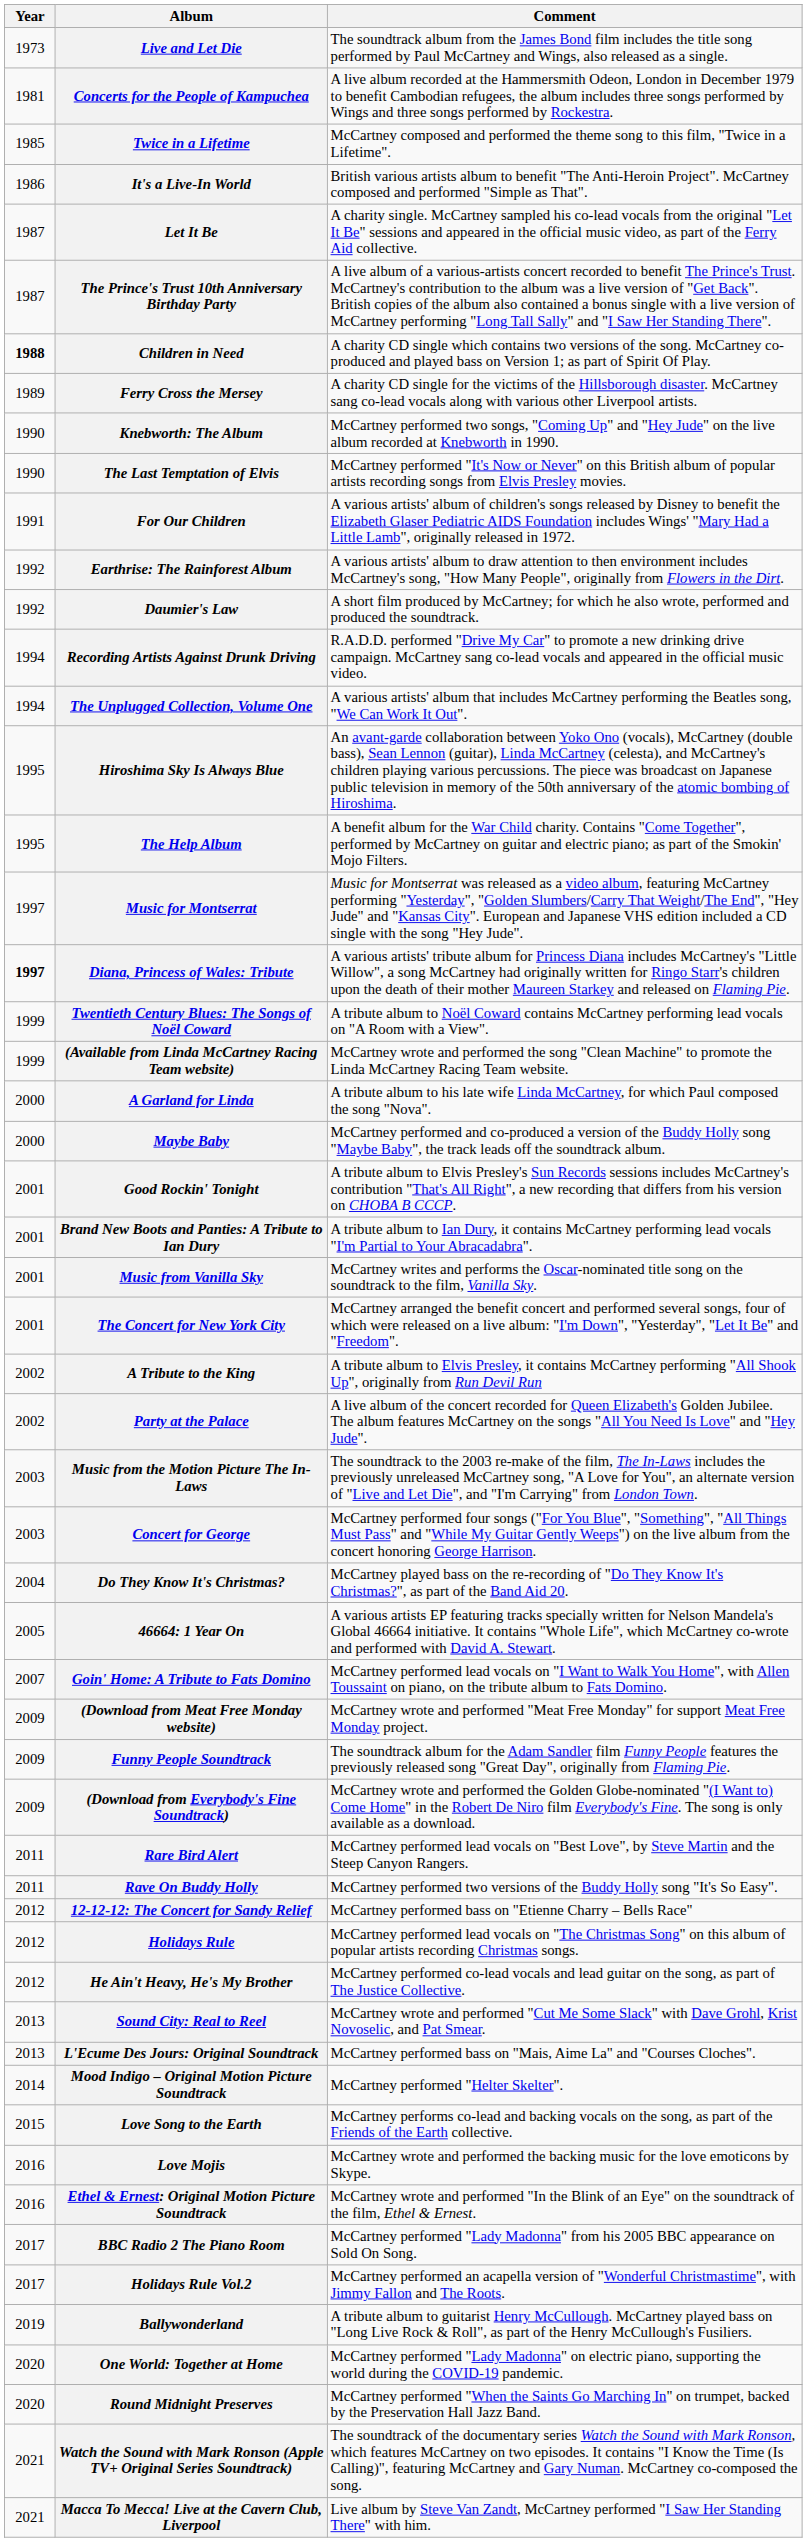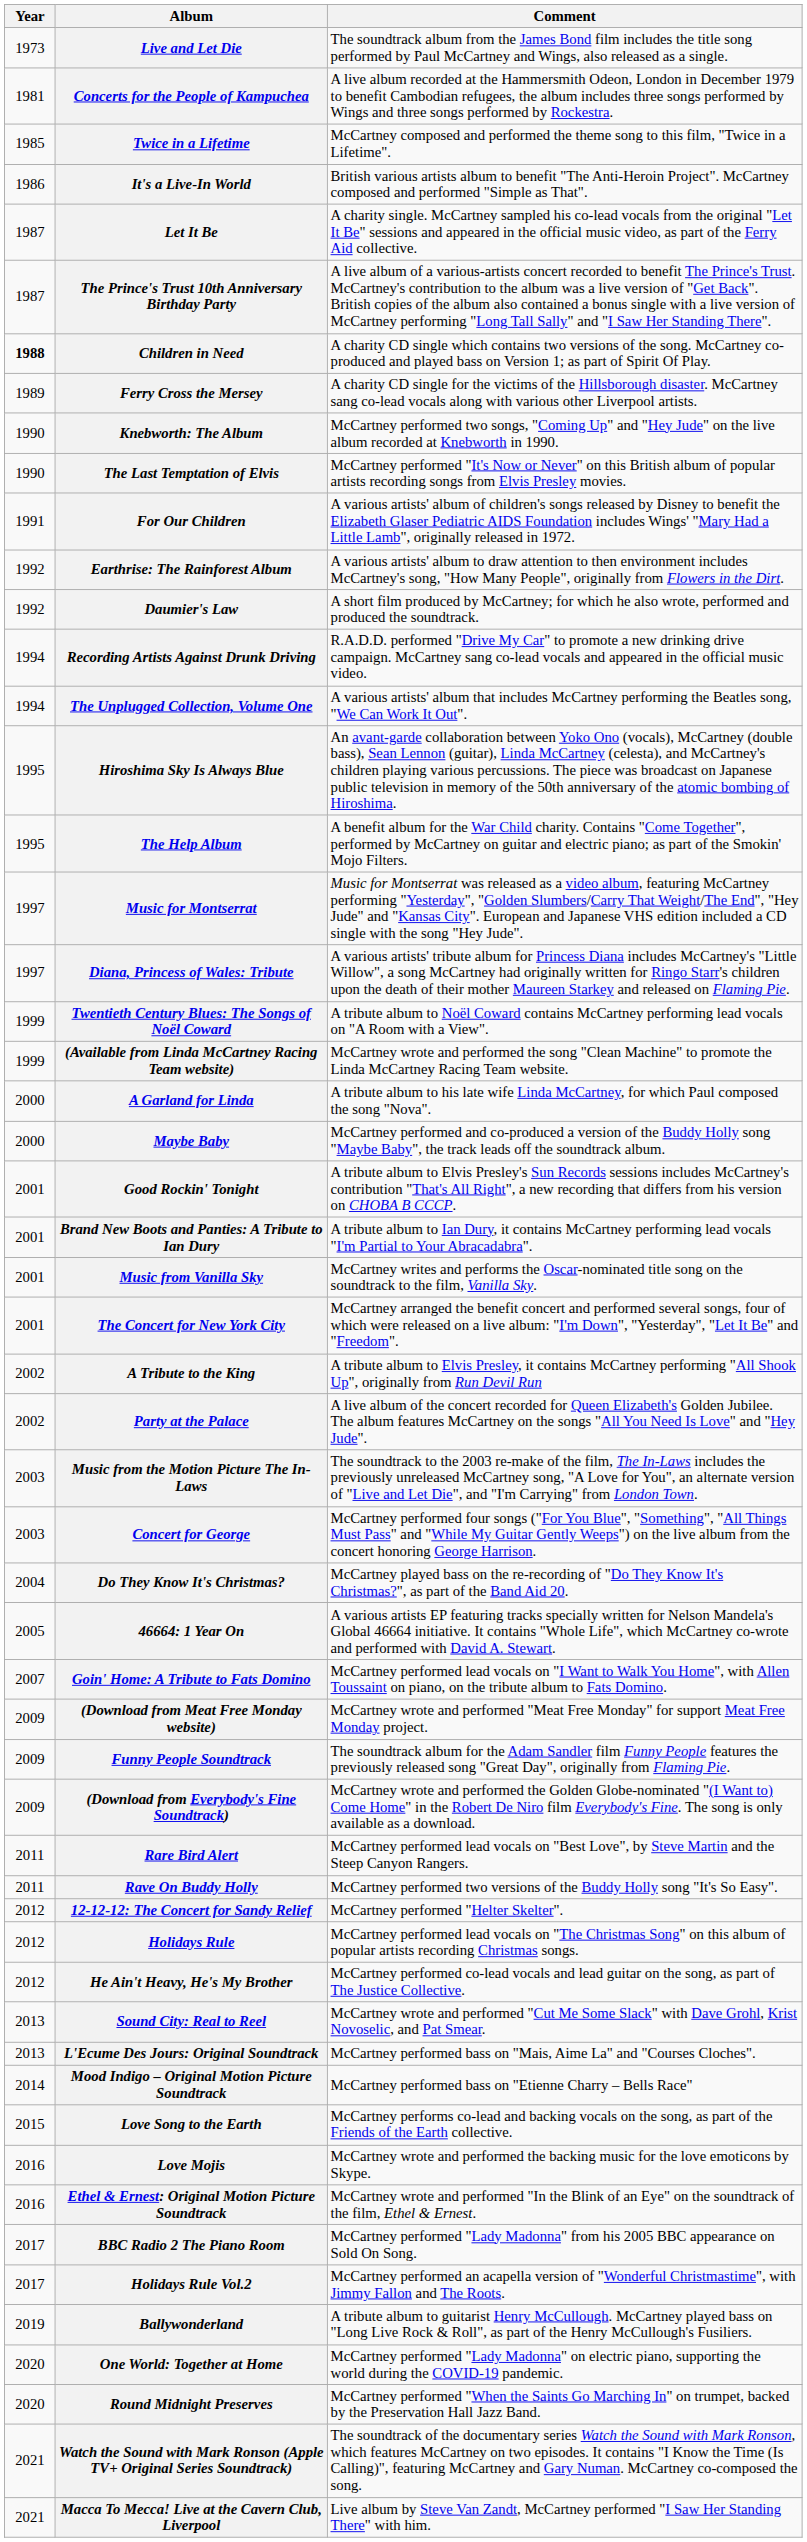(30, 973) bold -> (30, 973) normal
(512, 1910) McCartney performed bass on "Etienne Charry – Bells Race" -> (447, 1910) McCartney performed "Helter Skelter".
(447, 2085) McCartney performed "Helter Skelter". -> (512, 2085) McCartney performed bass on "Etienne Charry – Bells Race"
